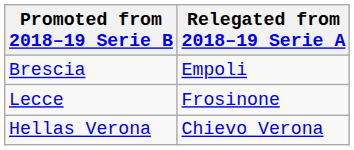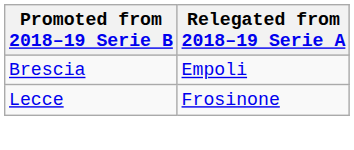- row: (80, 130)
